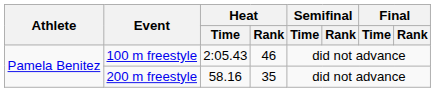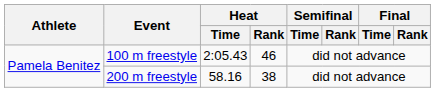(269, 77) 35 -> (269, 77) 38
